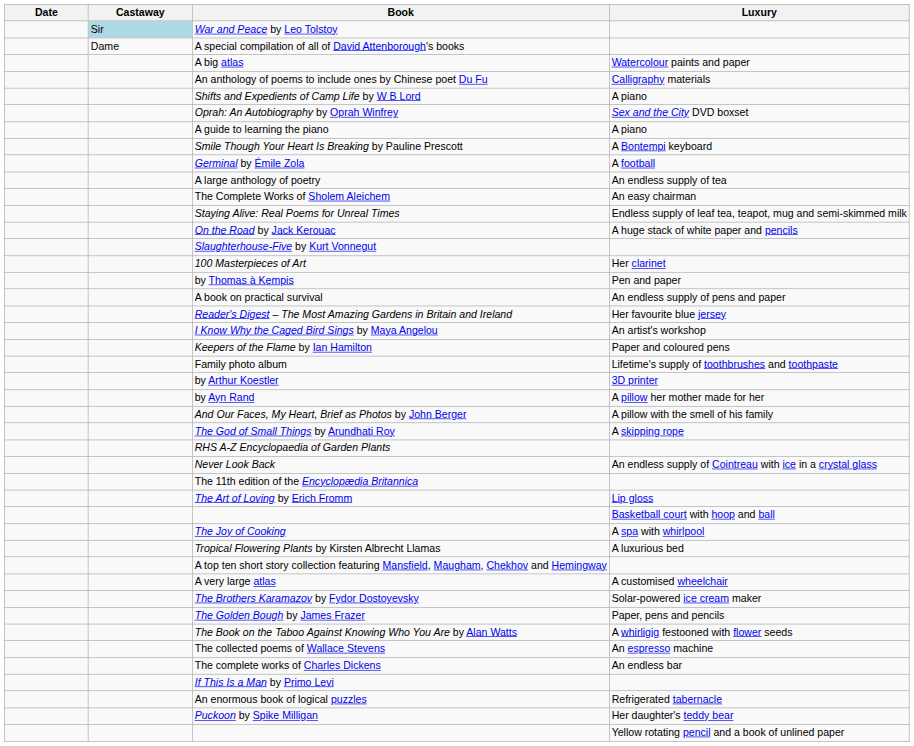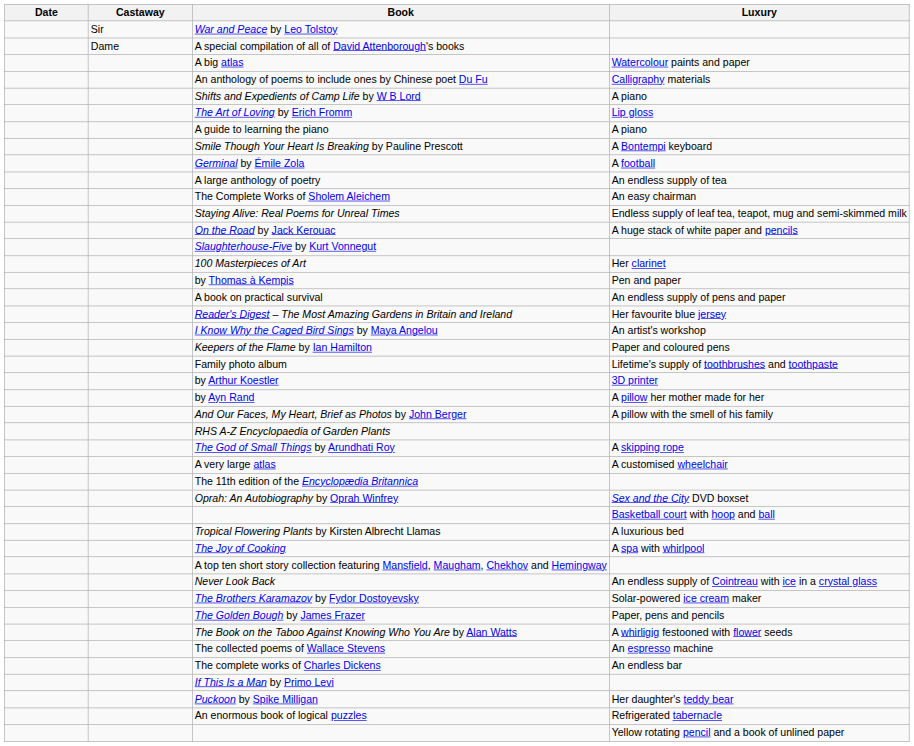(97, 29) lightblue background -> (97, 29) no background
rows swapped: (296, 113) <-> (273, 498)
rows swapped: (295, 431) <-> (293, 448)
rows swapped: (235, 582) <-> (235, 465)
rows swapped: (318, 548) <-> (240, 532)
rows swapped: (281, 699) <-> (256, 716)
